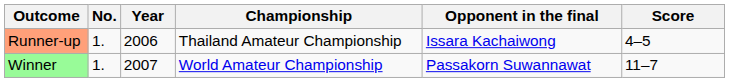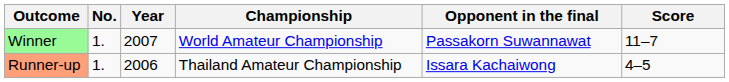rows swapped: (44, 41) <-> (32, 65)
